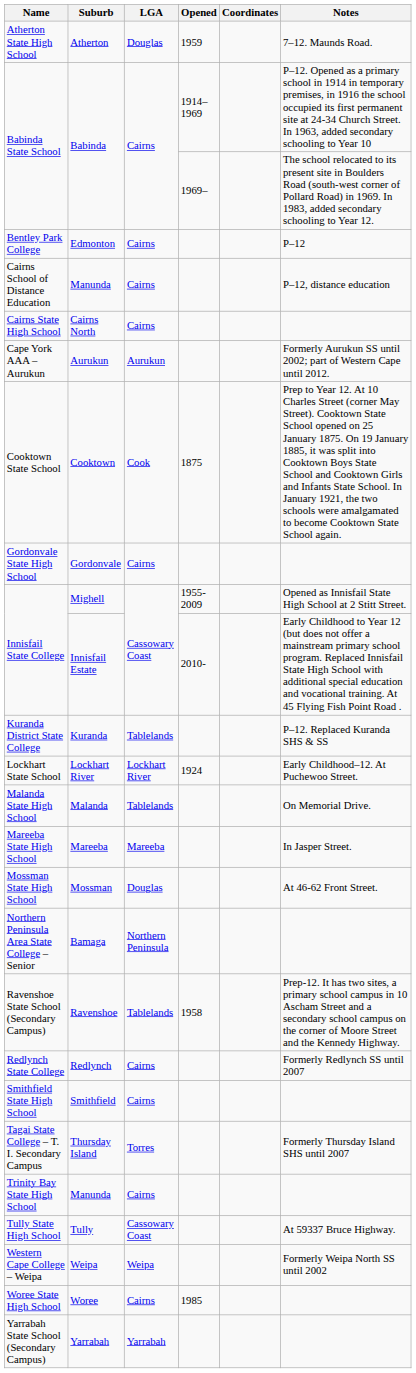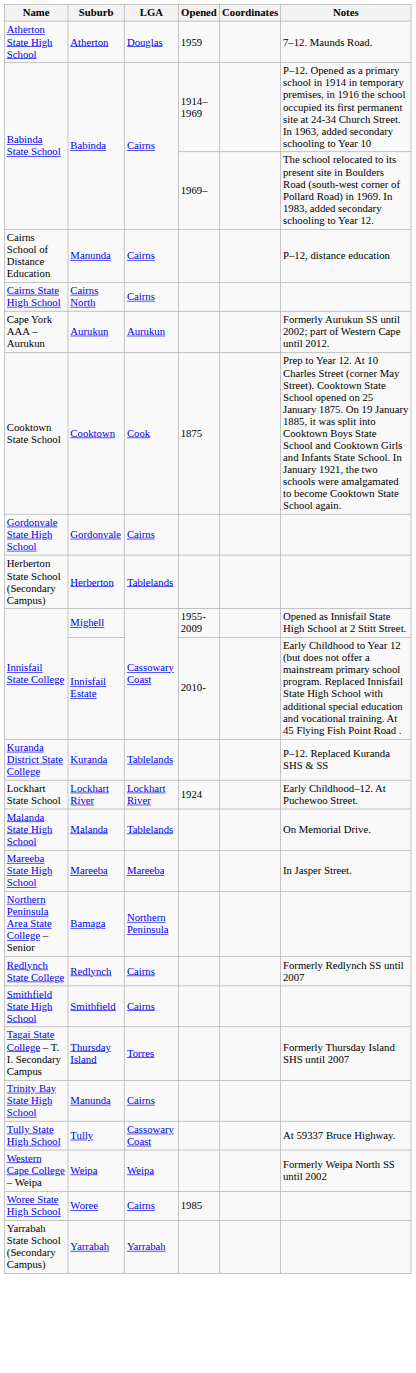- row: (35, 243)
+ row: (34, 582)
- row: (30, 888)
- row: (34, 1012)
